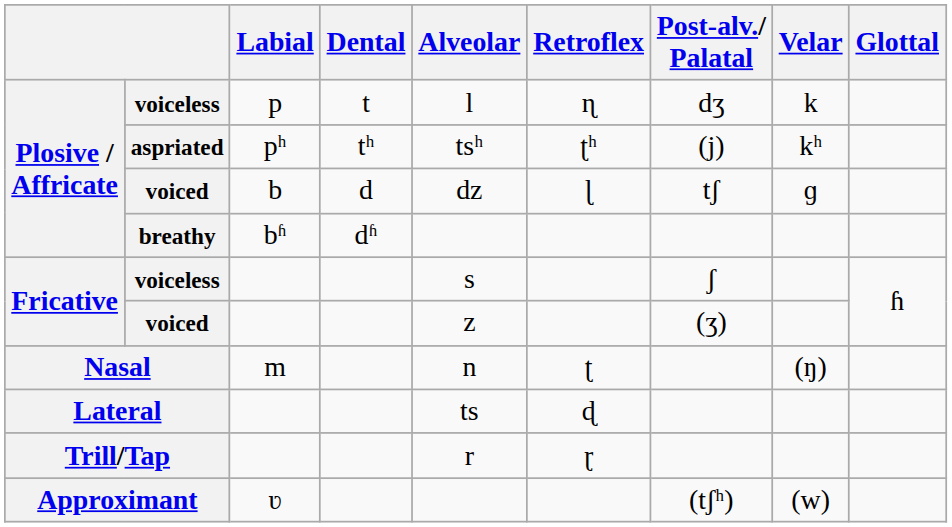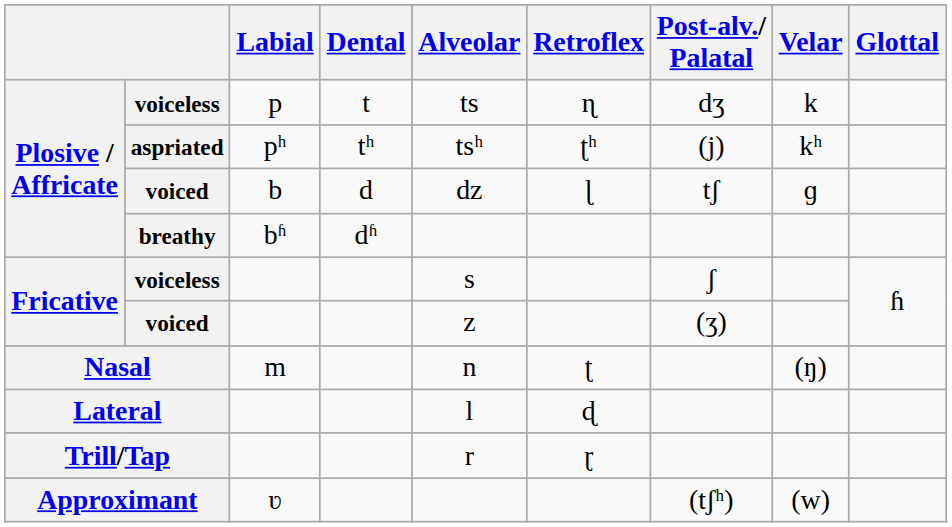(469, 102) l -> (469, 102) ts
(469, 411) ts -> (469, 411) l
